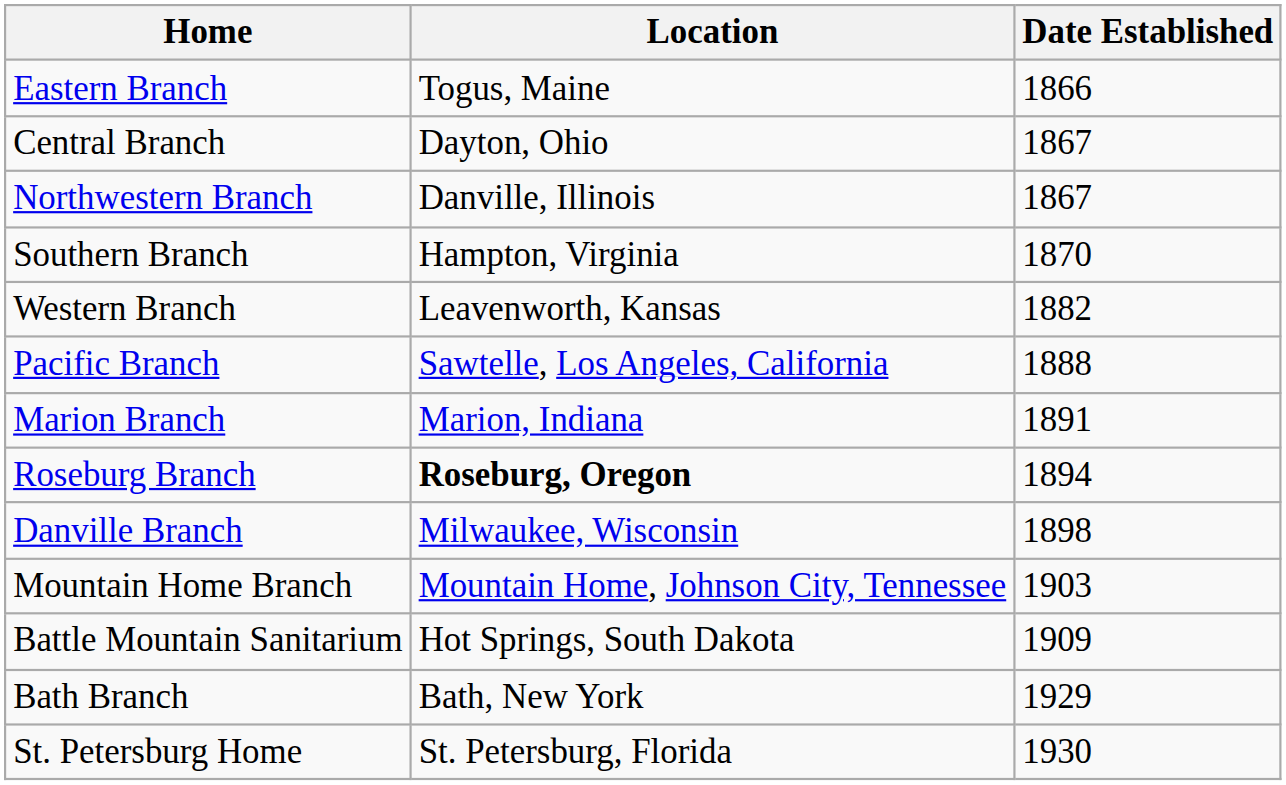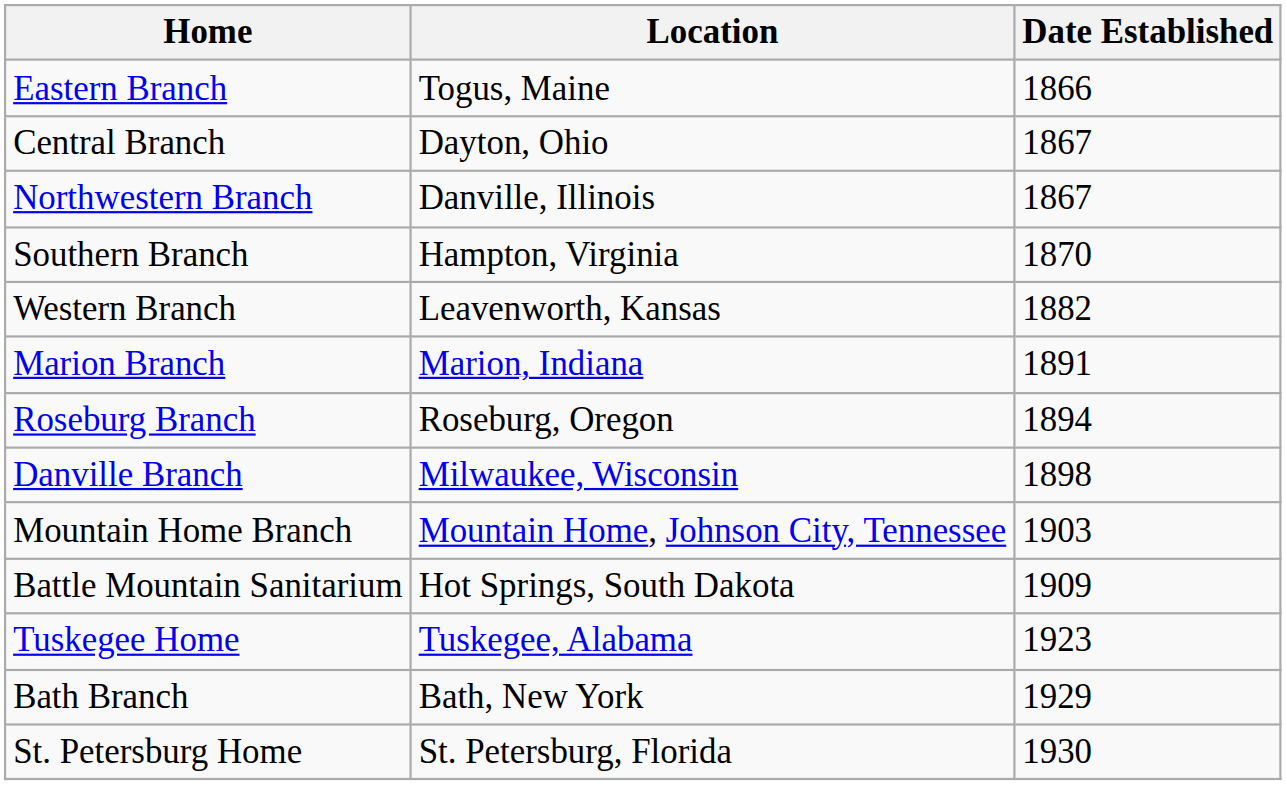- row: (116, 364)
(555, 474) bold -> (546, 419) normal
+ row: (126, 640)
